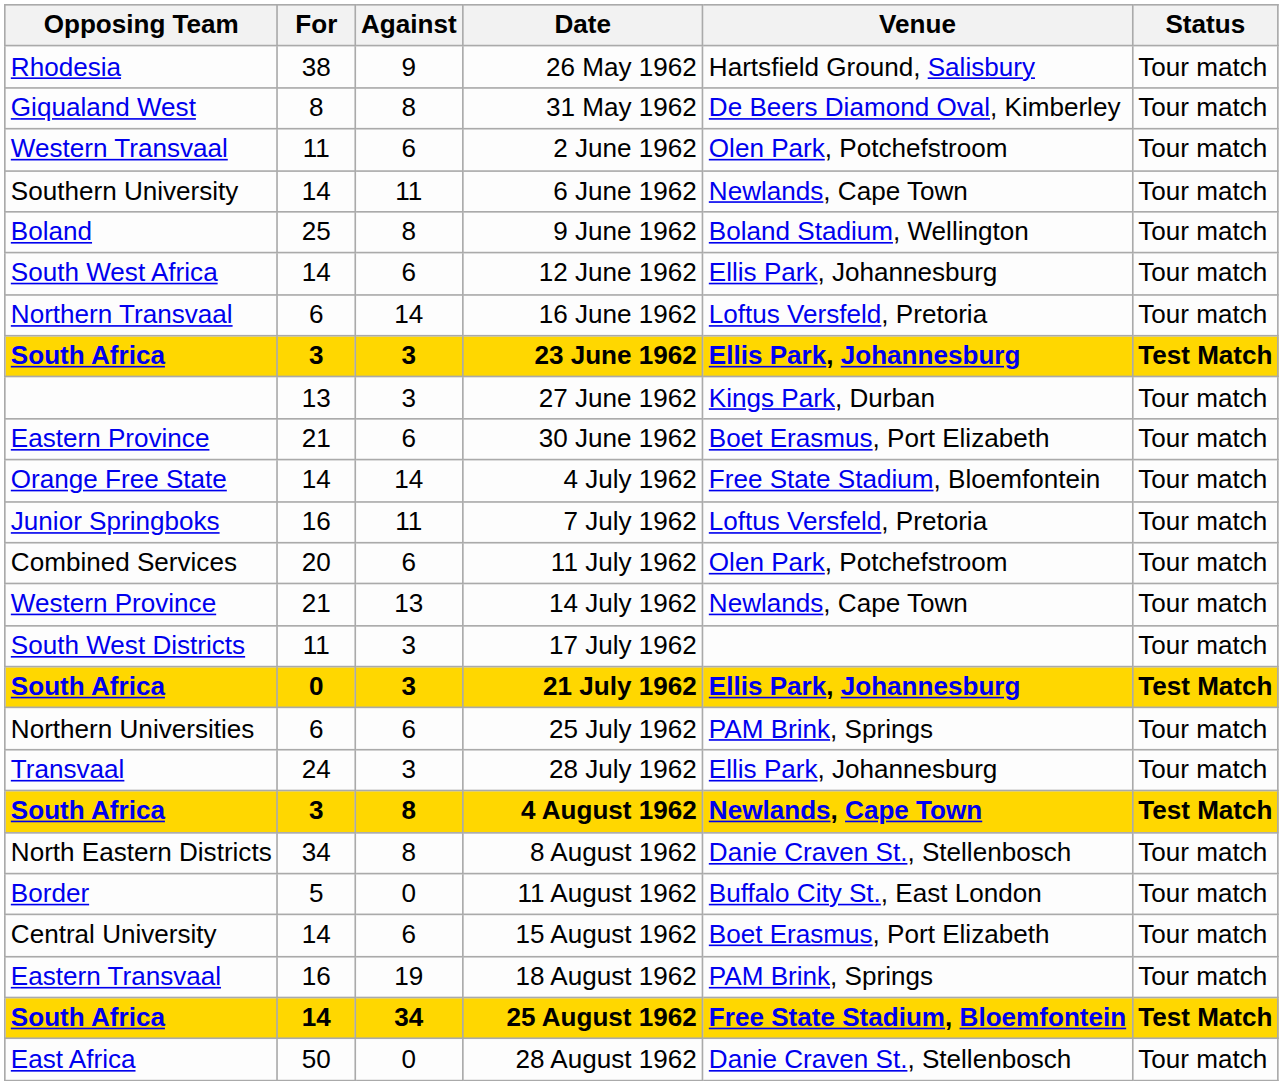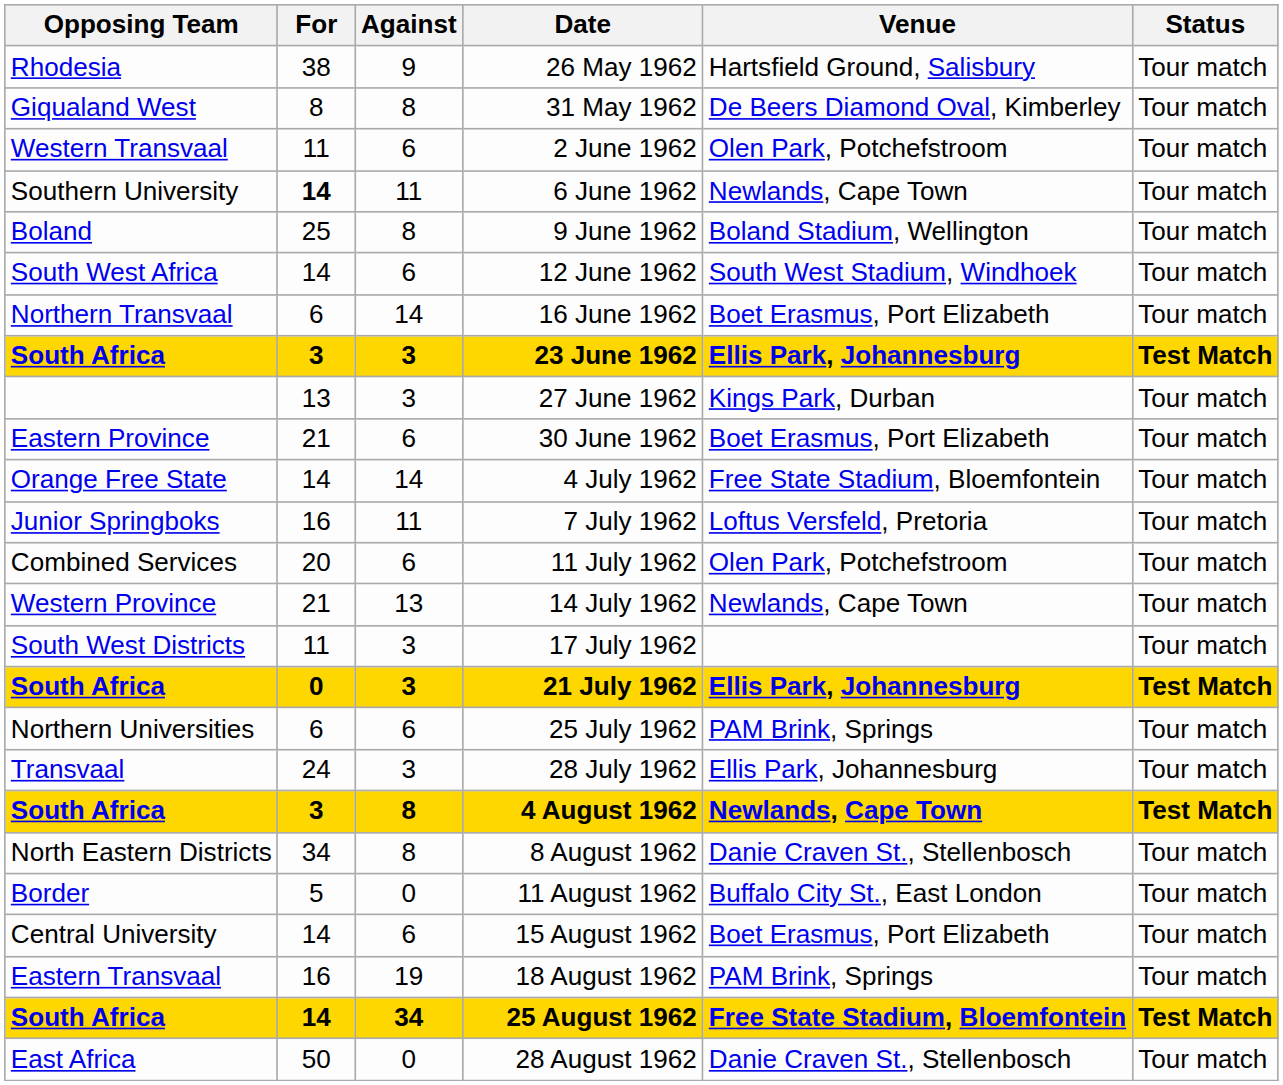(316, 190) normal -> (316, 190) bold
(853, 273) Ellis Park, Johannesburg -> (893, 273) South West Stadium, Windhoek
(848, 314) Loftus Versfeld, Pretoria -> (879, 314) Boet Erasmus, Port Elizabeth
